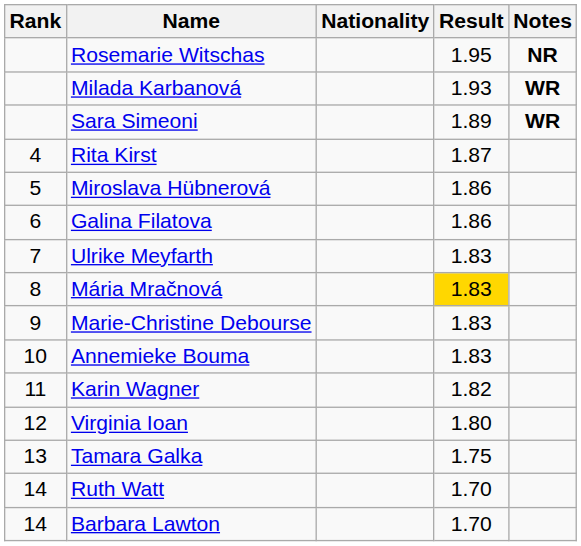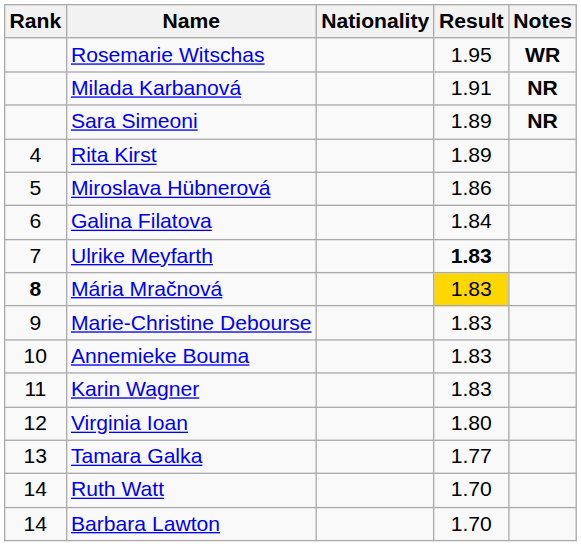(543, 54) NR -> (543, 54) WR
(471, 88) 1.93 -> (471, 88) 1.91
(543, 88) WR -> (543, 88) NR
(543, 121) WR -> (543, 121) NR
(471, 155) 1.87 -> (471, 155) 1.89
(471, 222) 1.86 -> (471, 222) 1.84
(471, 255) normal -> (471, 255) bold
(35, 289) normal -> (35, 289) bold
(471, 389) 1.82 -> (471, 389) 1.83
(471, 456) 1.75 -> (471, 456) 1.77
